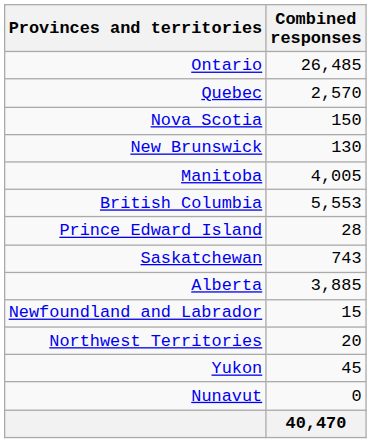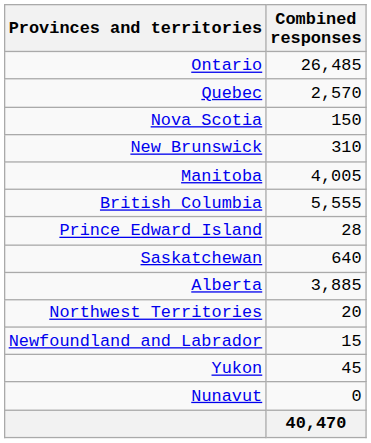(346, 148) 130 -> (346, 148) 310
(336, 203) 5,553 -> (336, 203) 5,555
(346, 258) 743 -> (346, 258) 640
rows swapped: (135, 313) <-> (156, 341)
